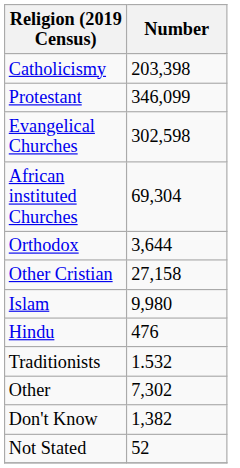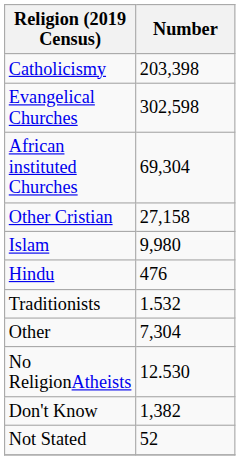- row: (45, 97)
- row: (44, 245)
(152, 390) 7,302 -> (160, 332) 7,304
+ row: (70, 371)
